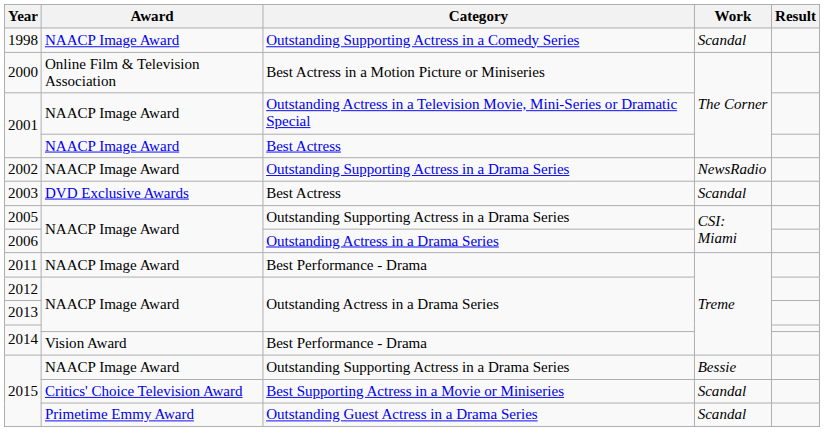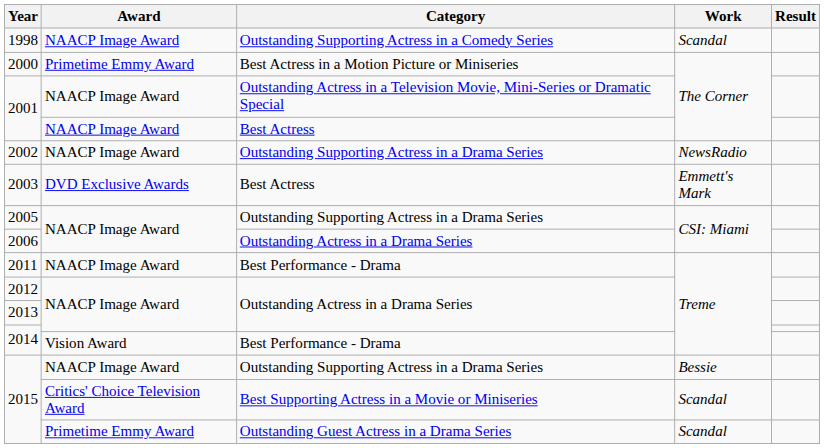(122, 72) Online Film & Television Association -> (119, 64) Primetime Emmy Award
(722, 193) Scandal -> (706, 184) Emmett's Mark
